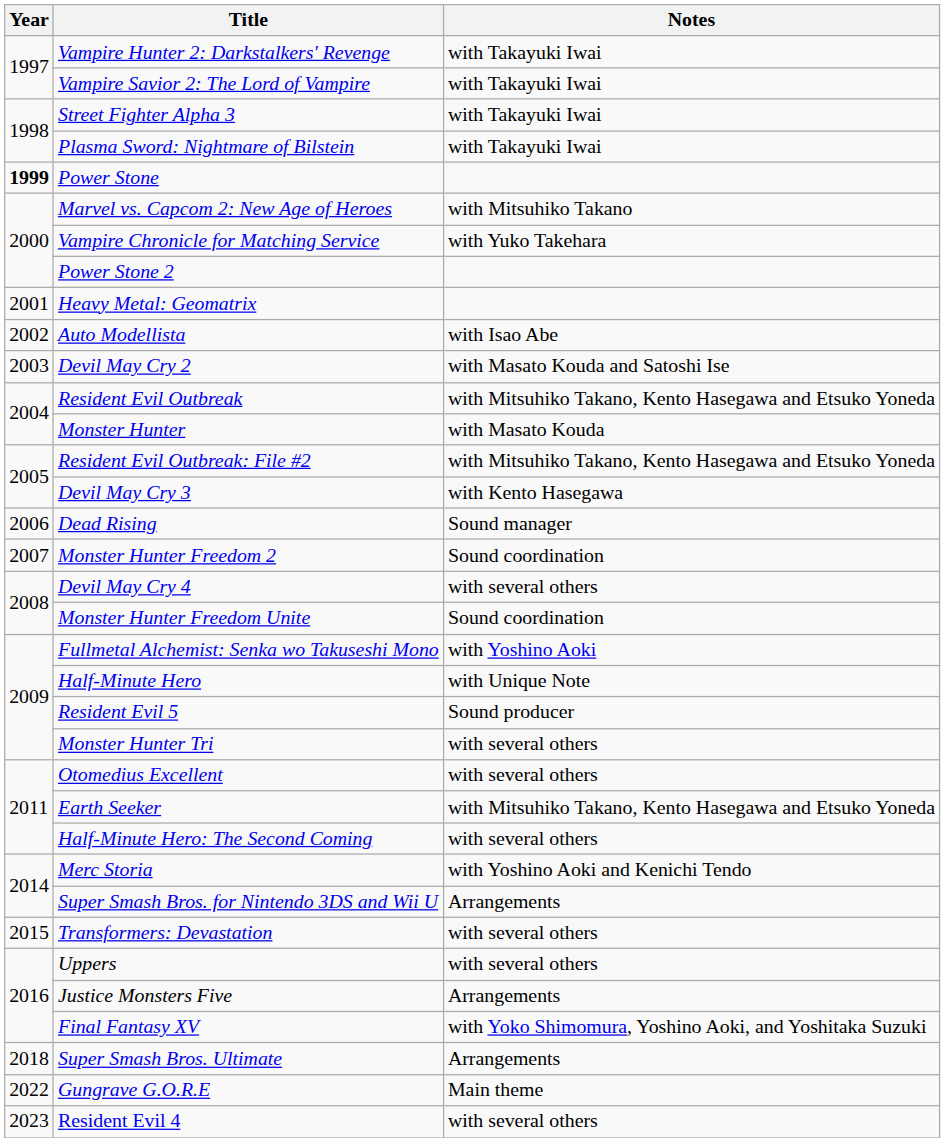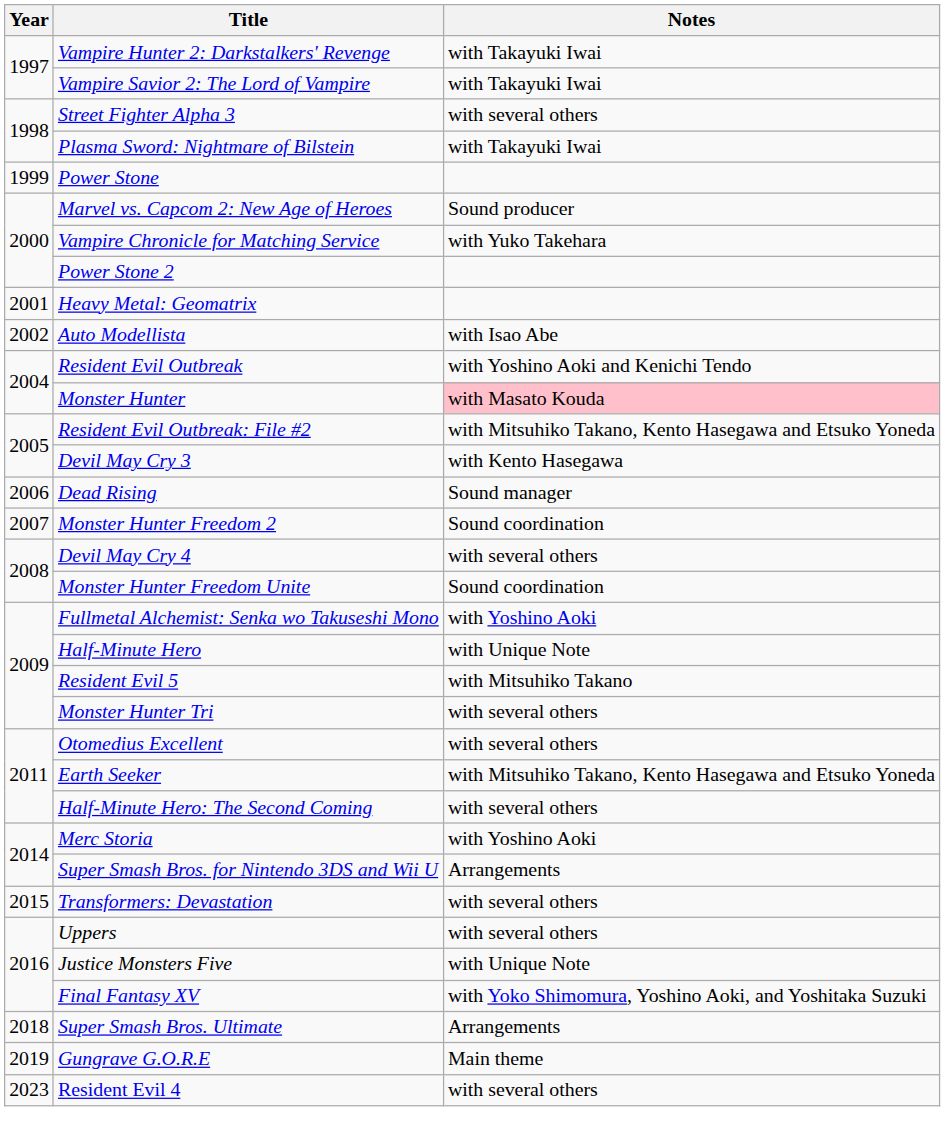(525, 114) with Takayuki Iwai -> (523, 114) with several others
(29, 177) bold -> (29, 177) normal
(540, 209) with Mitsuhiko Takano -> (511, 209) Sound producer
- row: (124, 366)
(691, 397) with Mitsuhiko Takano, Kento Hasegawa and Etsuko Yoneda -> (600, 366) with Yoshino Aoki and Kenichi Tendo
(526, 429) no background -> (526, 397) pink background
(511, 712) Sound producer -> (540, 680) with Mitsuhiko Takano
(600, 869) with Yoshino Aoki and Kenichi Tendo -> (522, 838) with Yoshino Aoki
(504, 995) Arrangements -> (519, 964) with Unique Note
(29, 1090) 2022 -> (29, 1058) 2019
